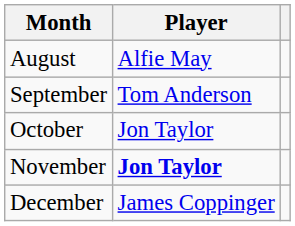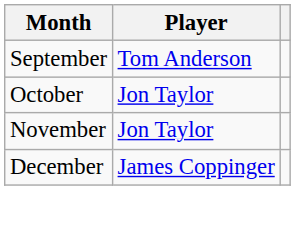- row: (43, 58)
(170, 166) bold -> (165, 130) normal
